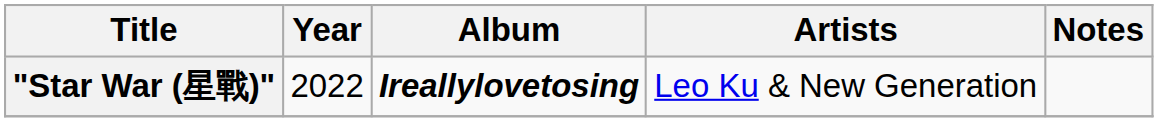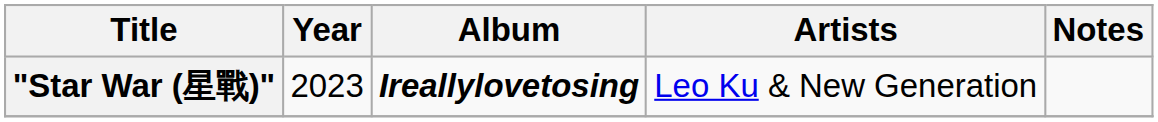(327, 85) 2022 -> (327, 85) 2023
